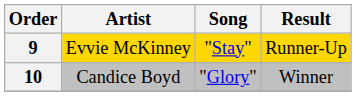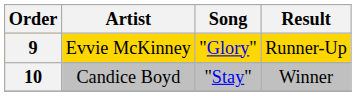(228, 47) "Stay" -> (228, 47) "Glory"
(228, 76) "Glory" -> (228, 76) "Stay"
